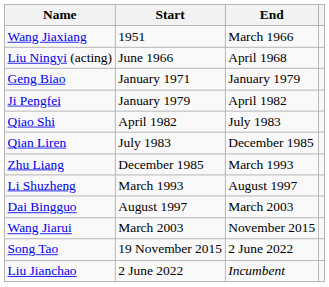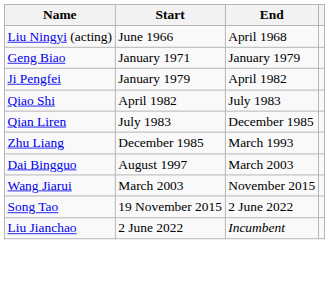- row: (47, 36)
- row: (42, 185)
